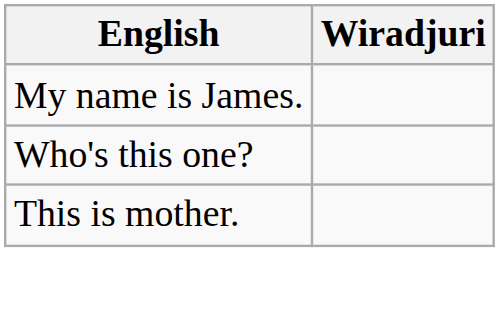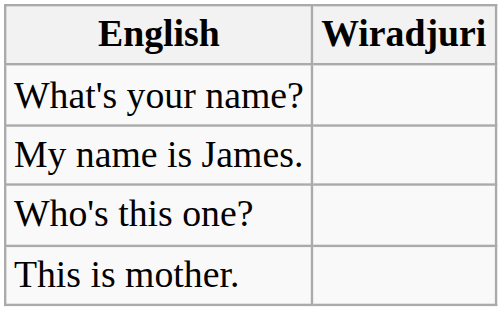+ row: (159, 94)
